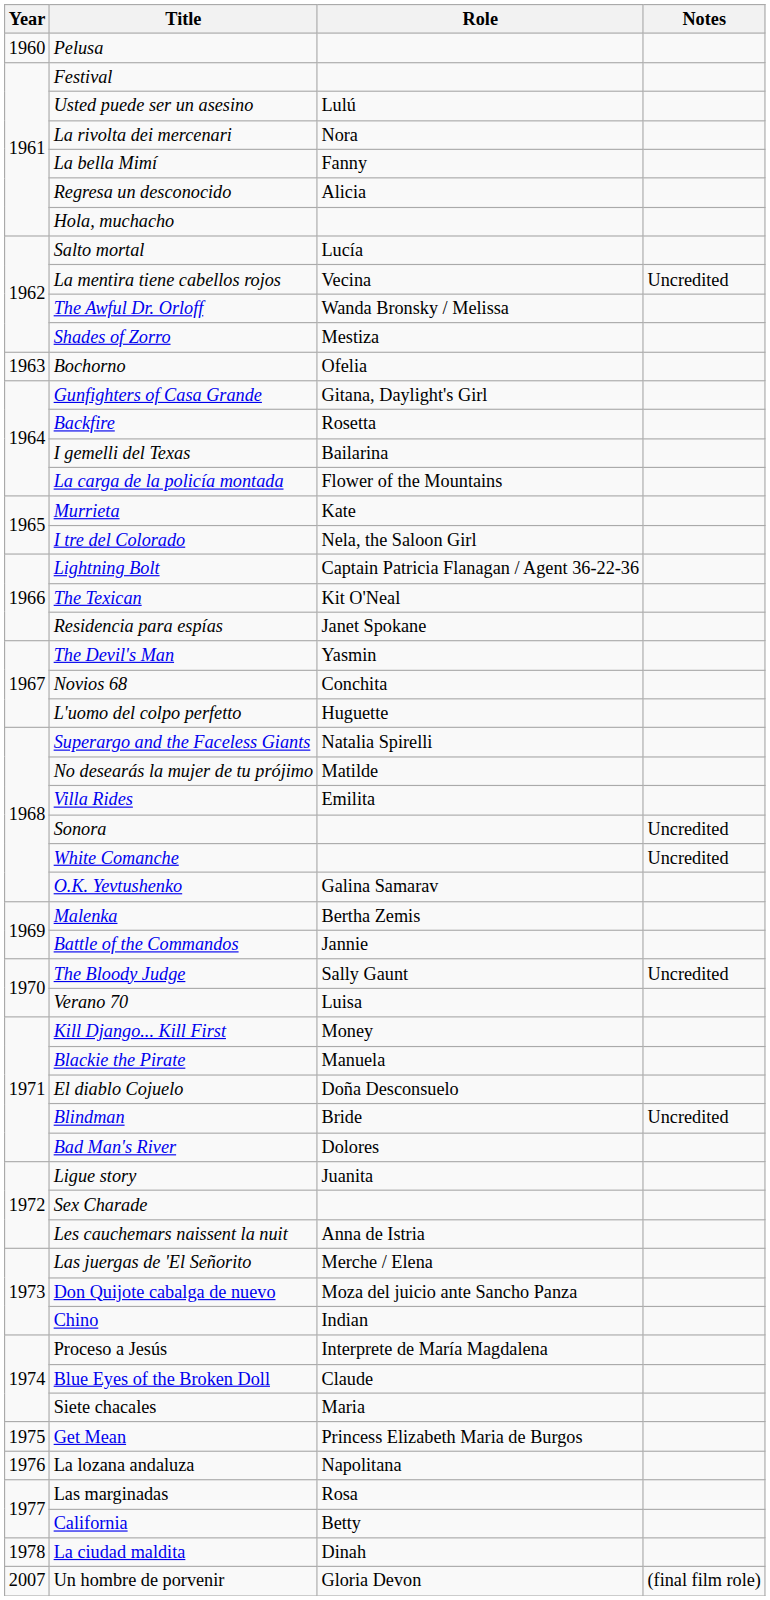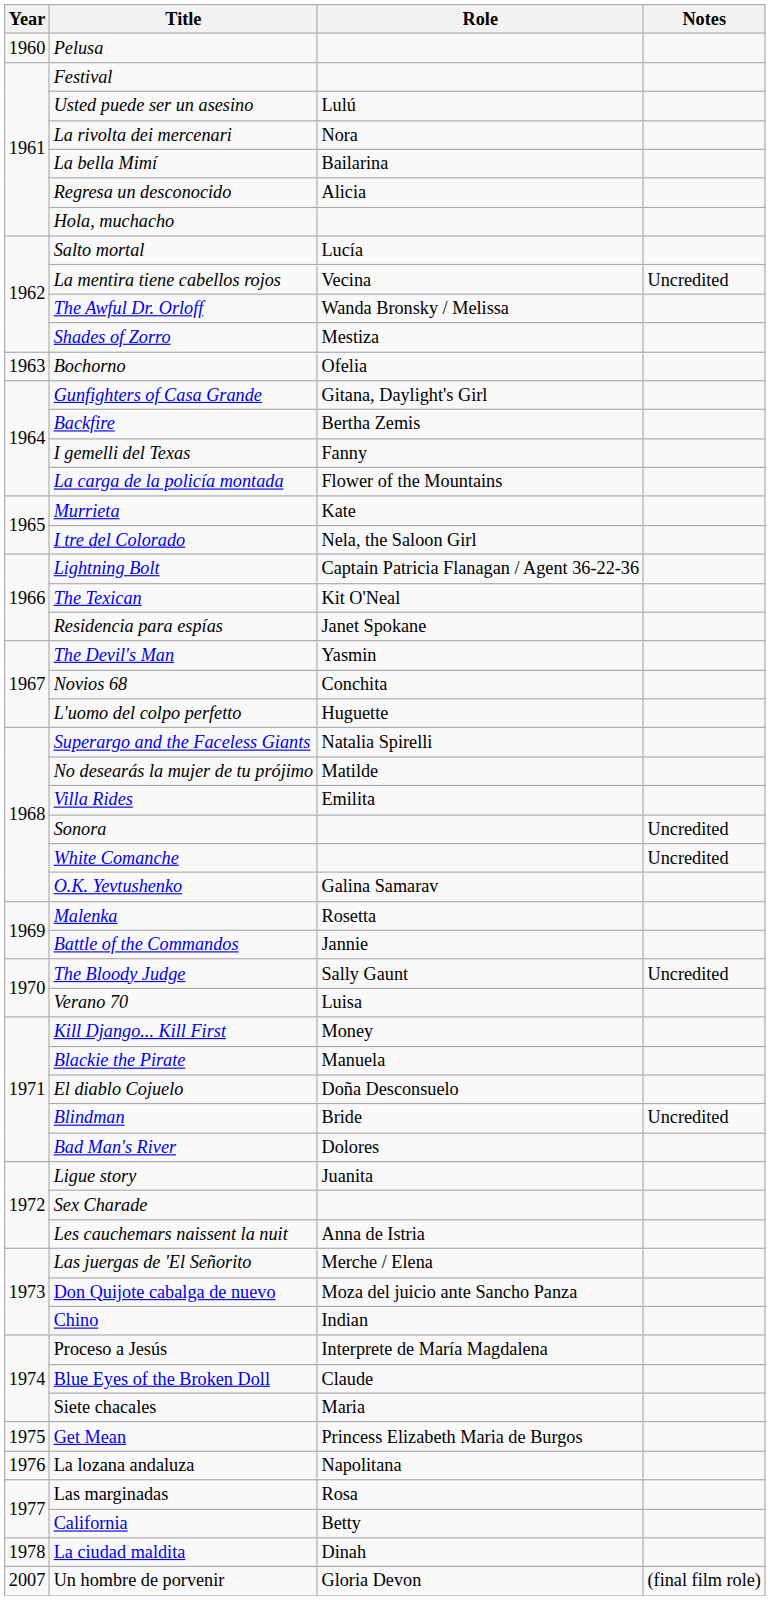(344, 163) Fanny -> (355, 163) Bailarina
(349, 423) Rosetta -> (371, 423) Bertha Zemis
(355, 452) Bailarina -> (344, 452) Fanny
(371, 915) Bertha Zemis -> (349, 915) Rosetta
